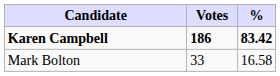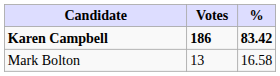(197, 60) 33 -> (197, 60) 13
